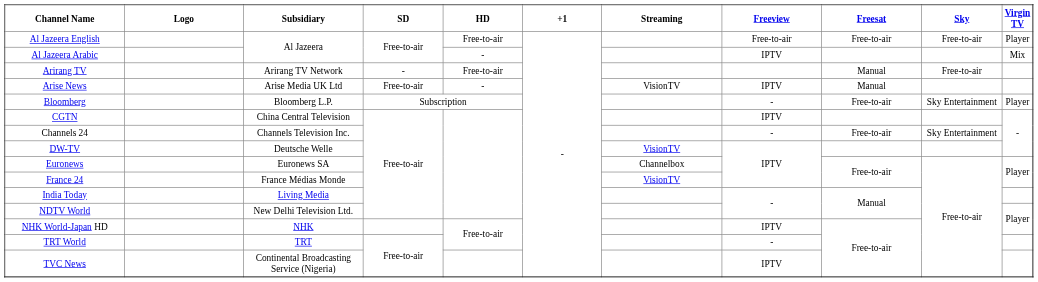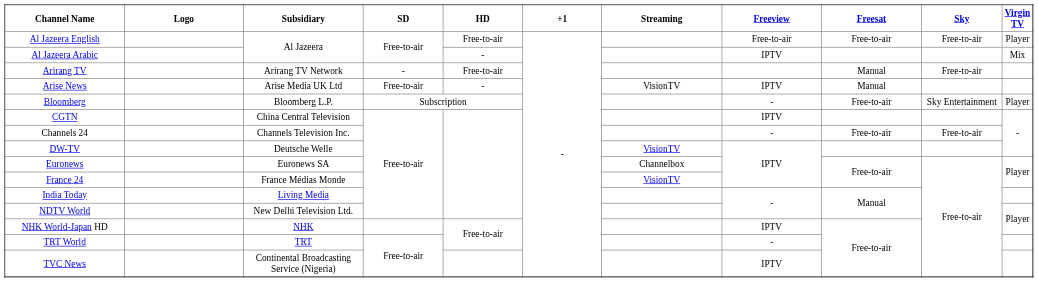(962, 133) Sky Entertainment -> (962, 133) Free-to-air
